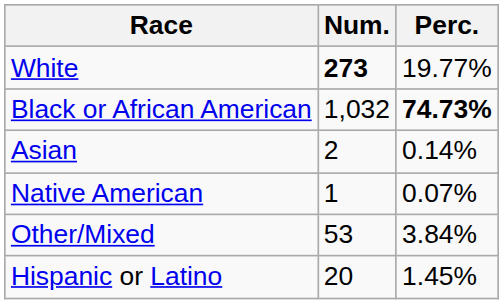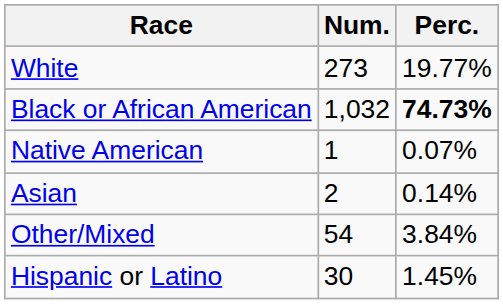(346, 67) bold -> (346, 67) normal
rows swapped: (107, 192) <-> (44, 151)
(339, 234) 53 -> (339, 234) 54
(339, 276) 20 -> (339, 276) 30
